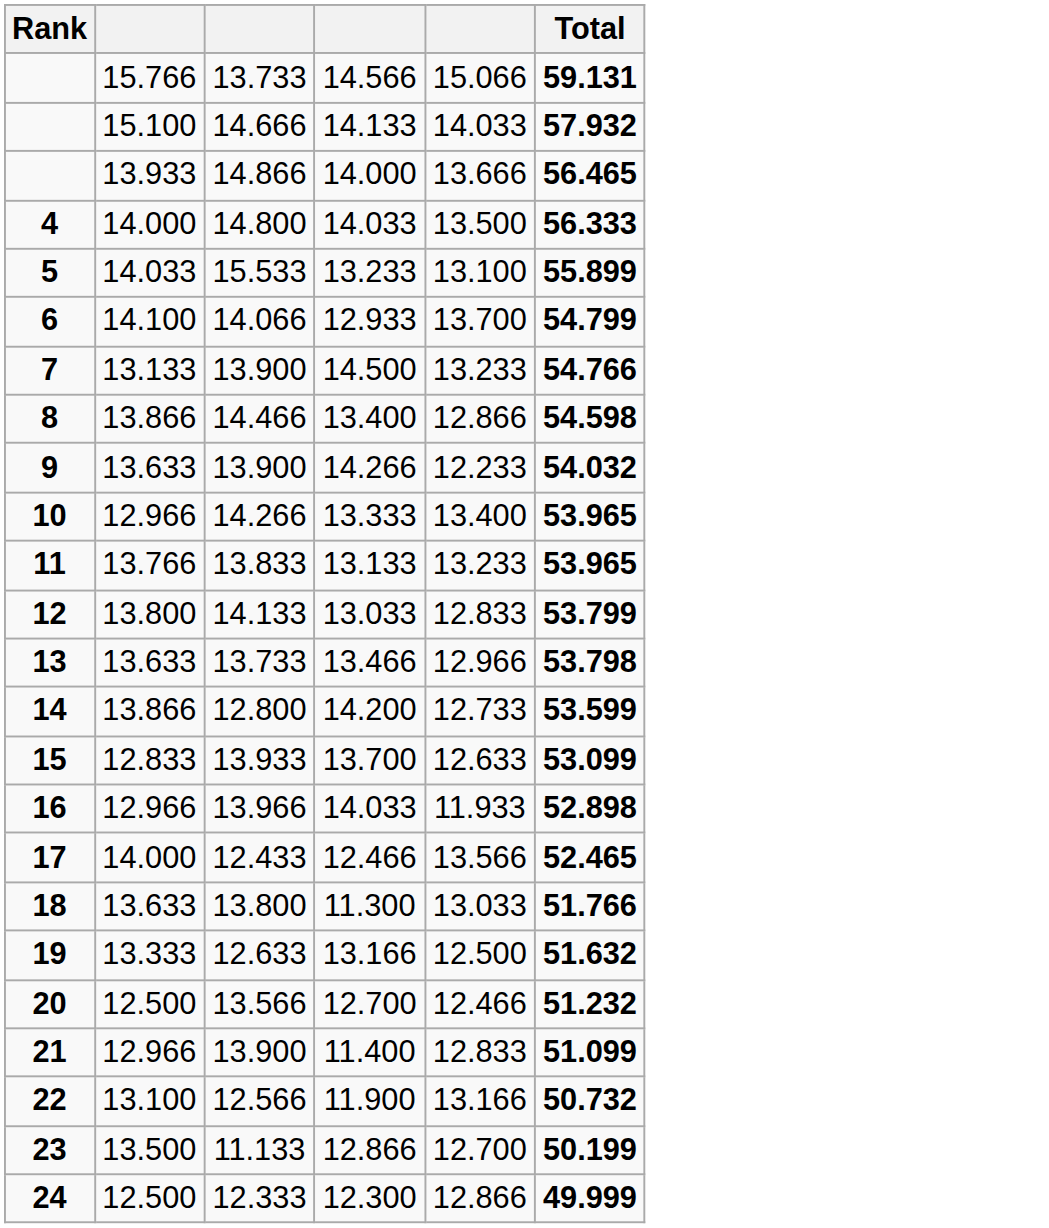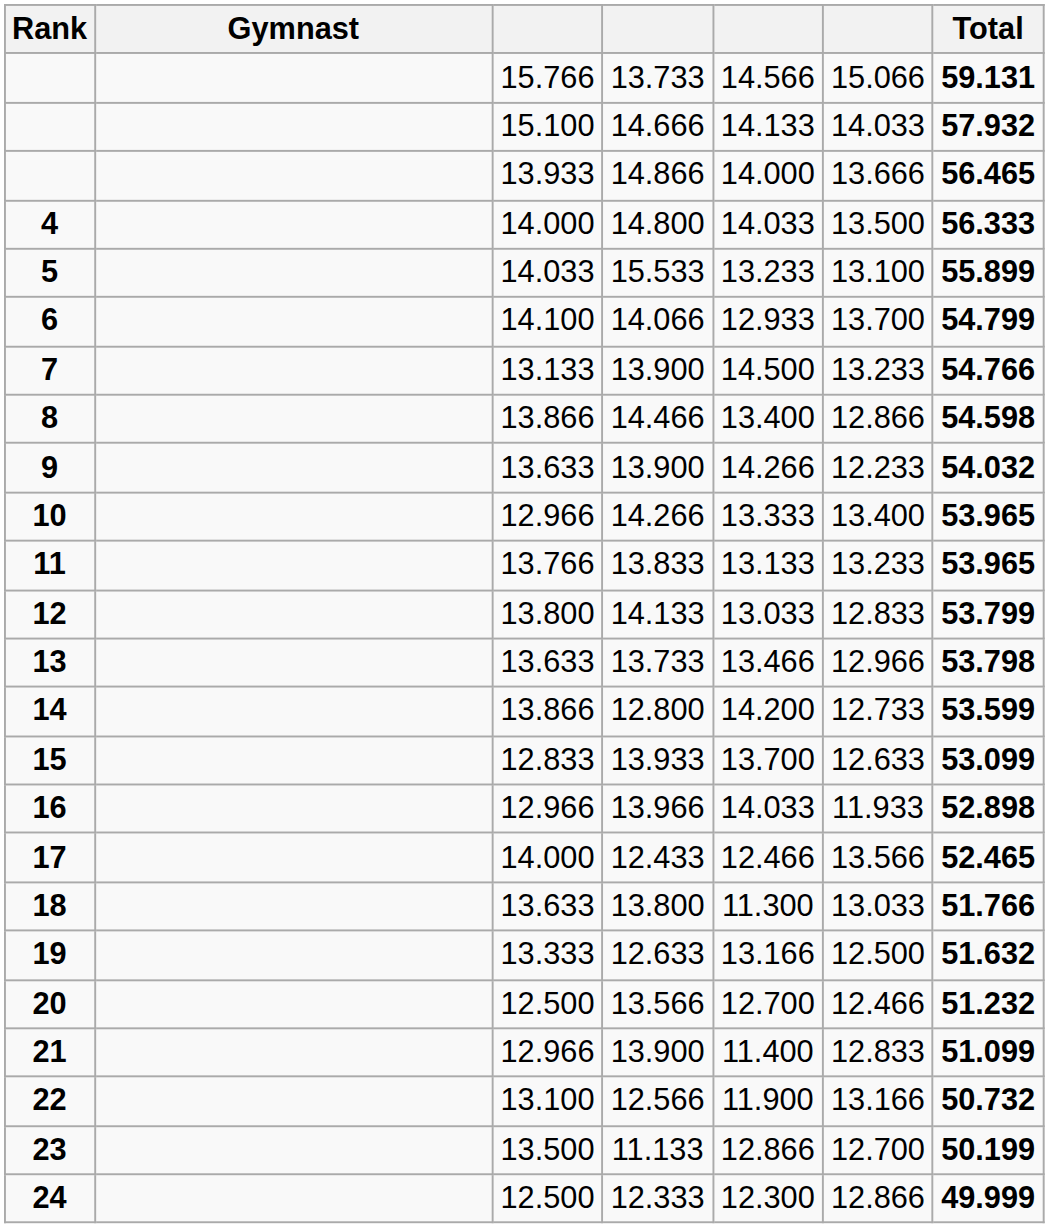+ column: (293, 28)
